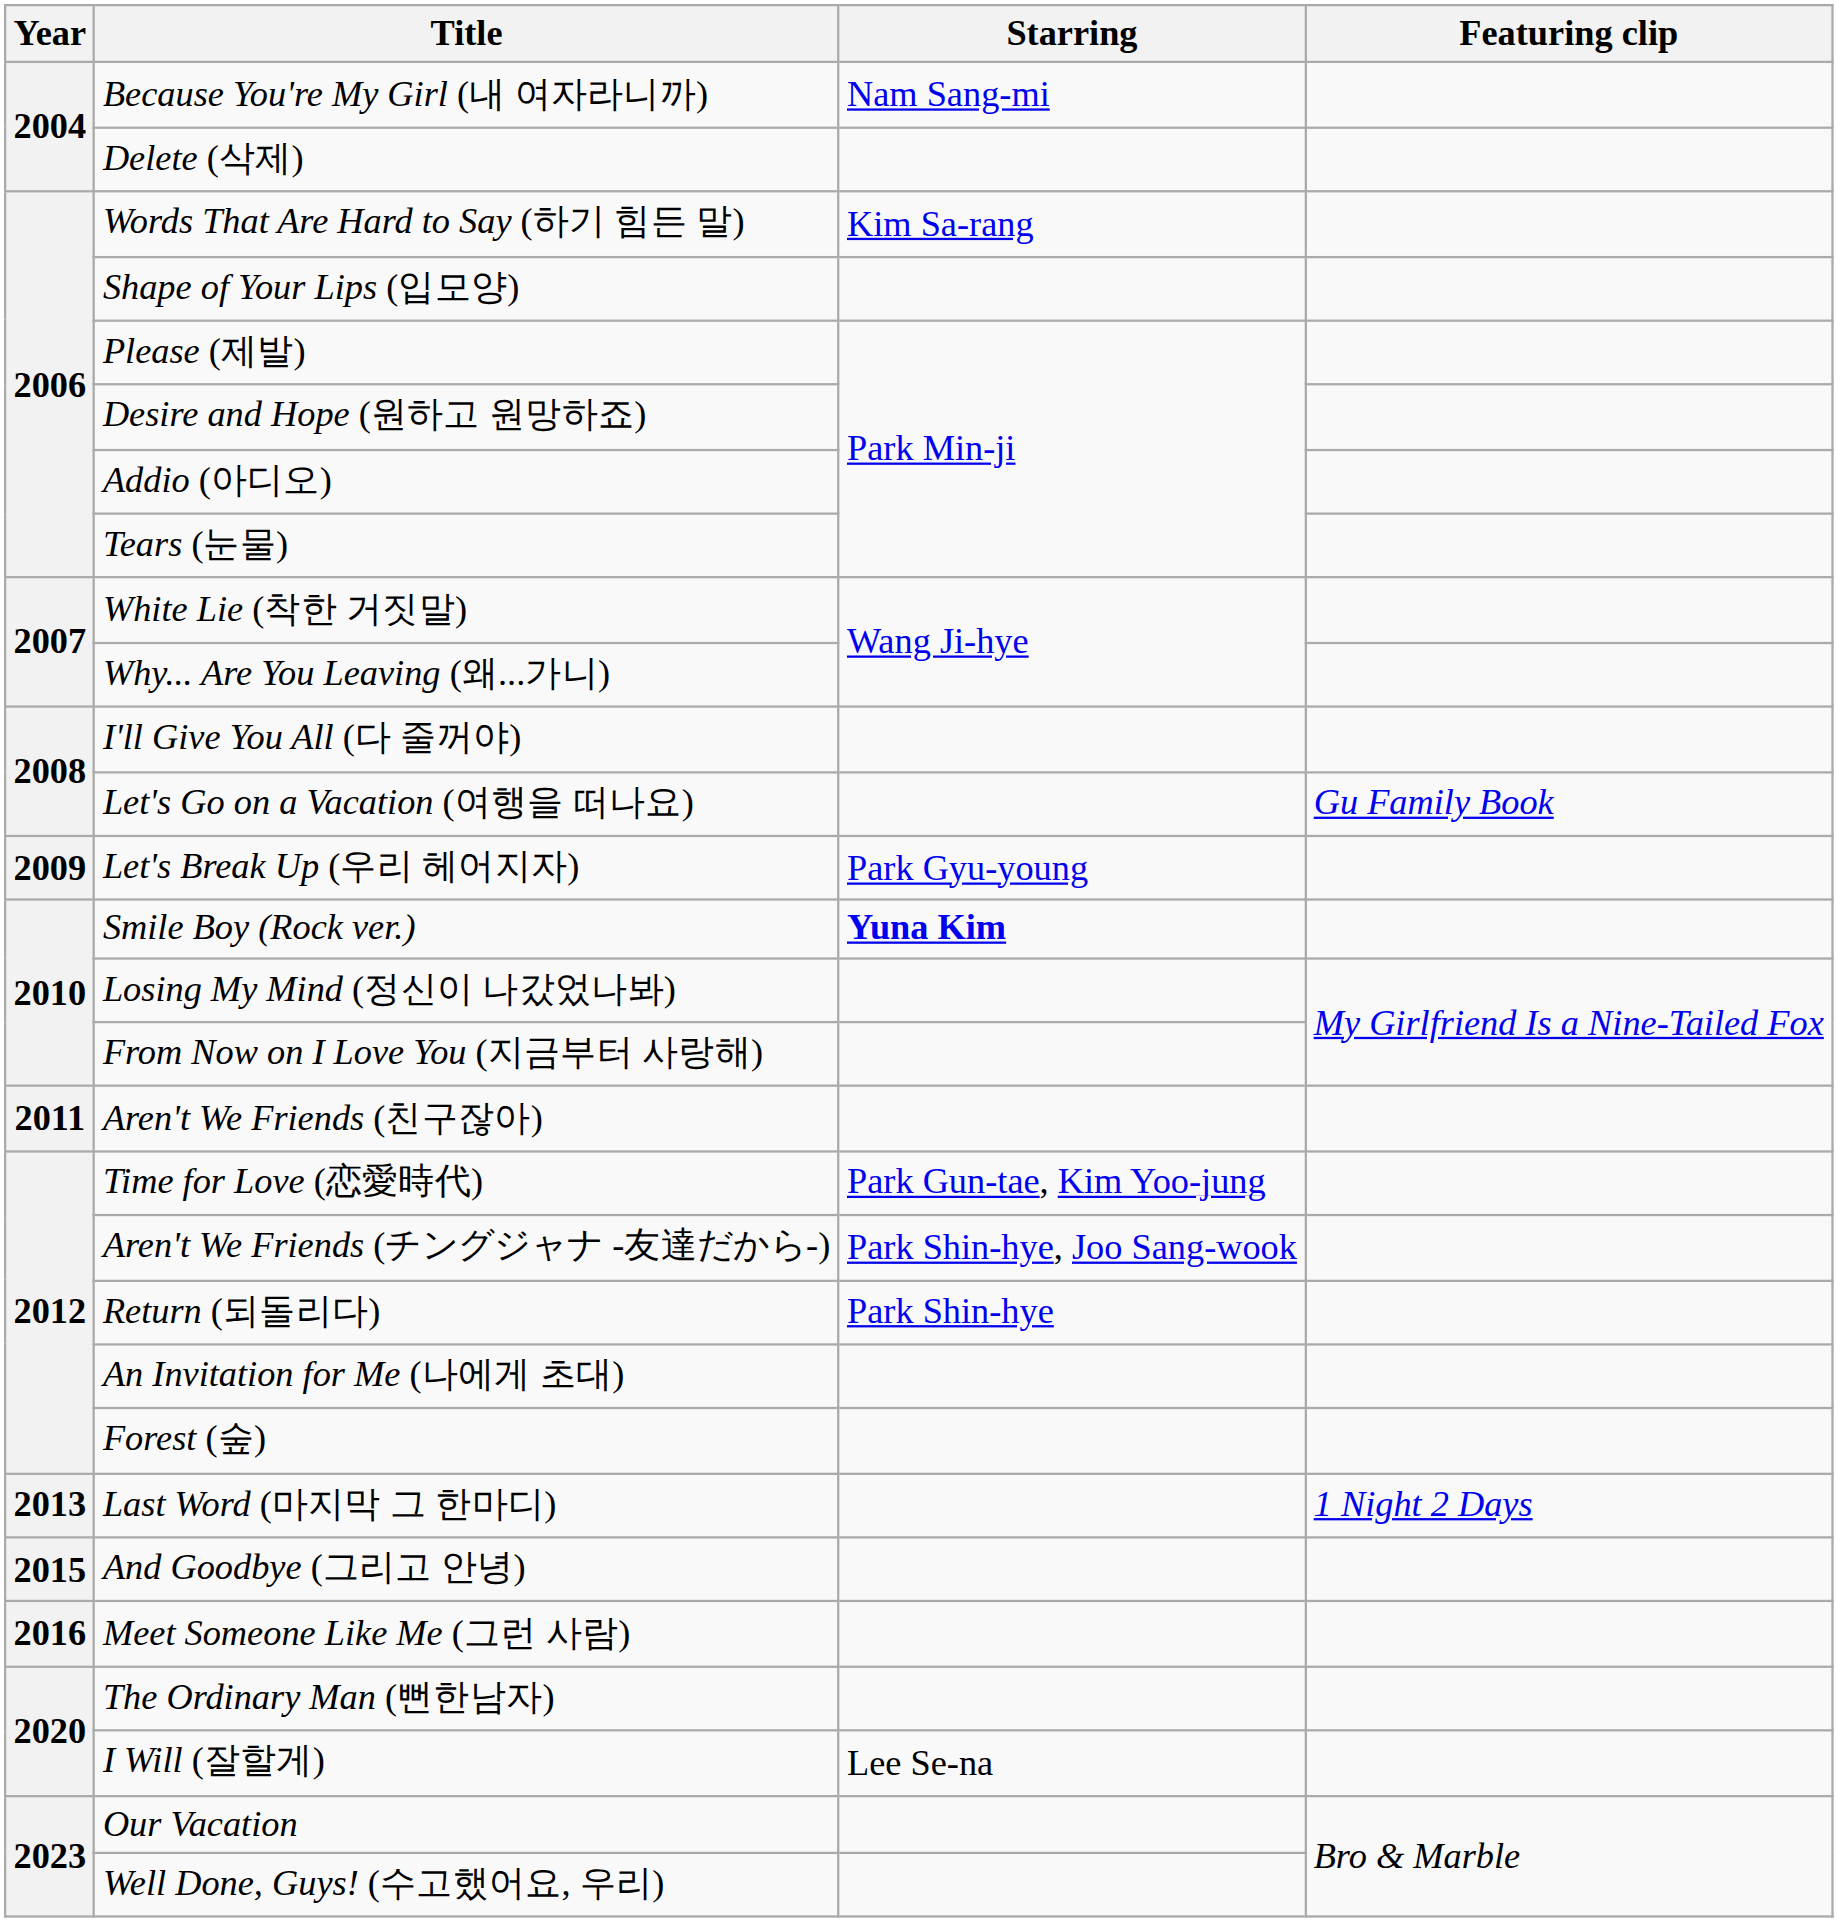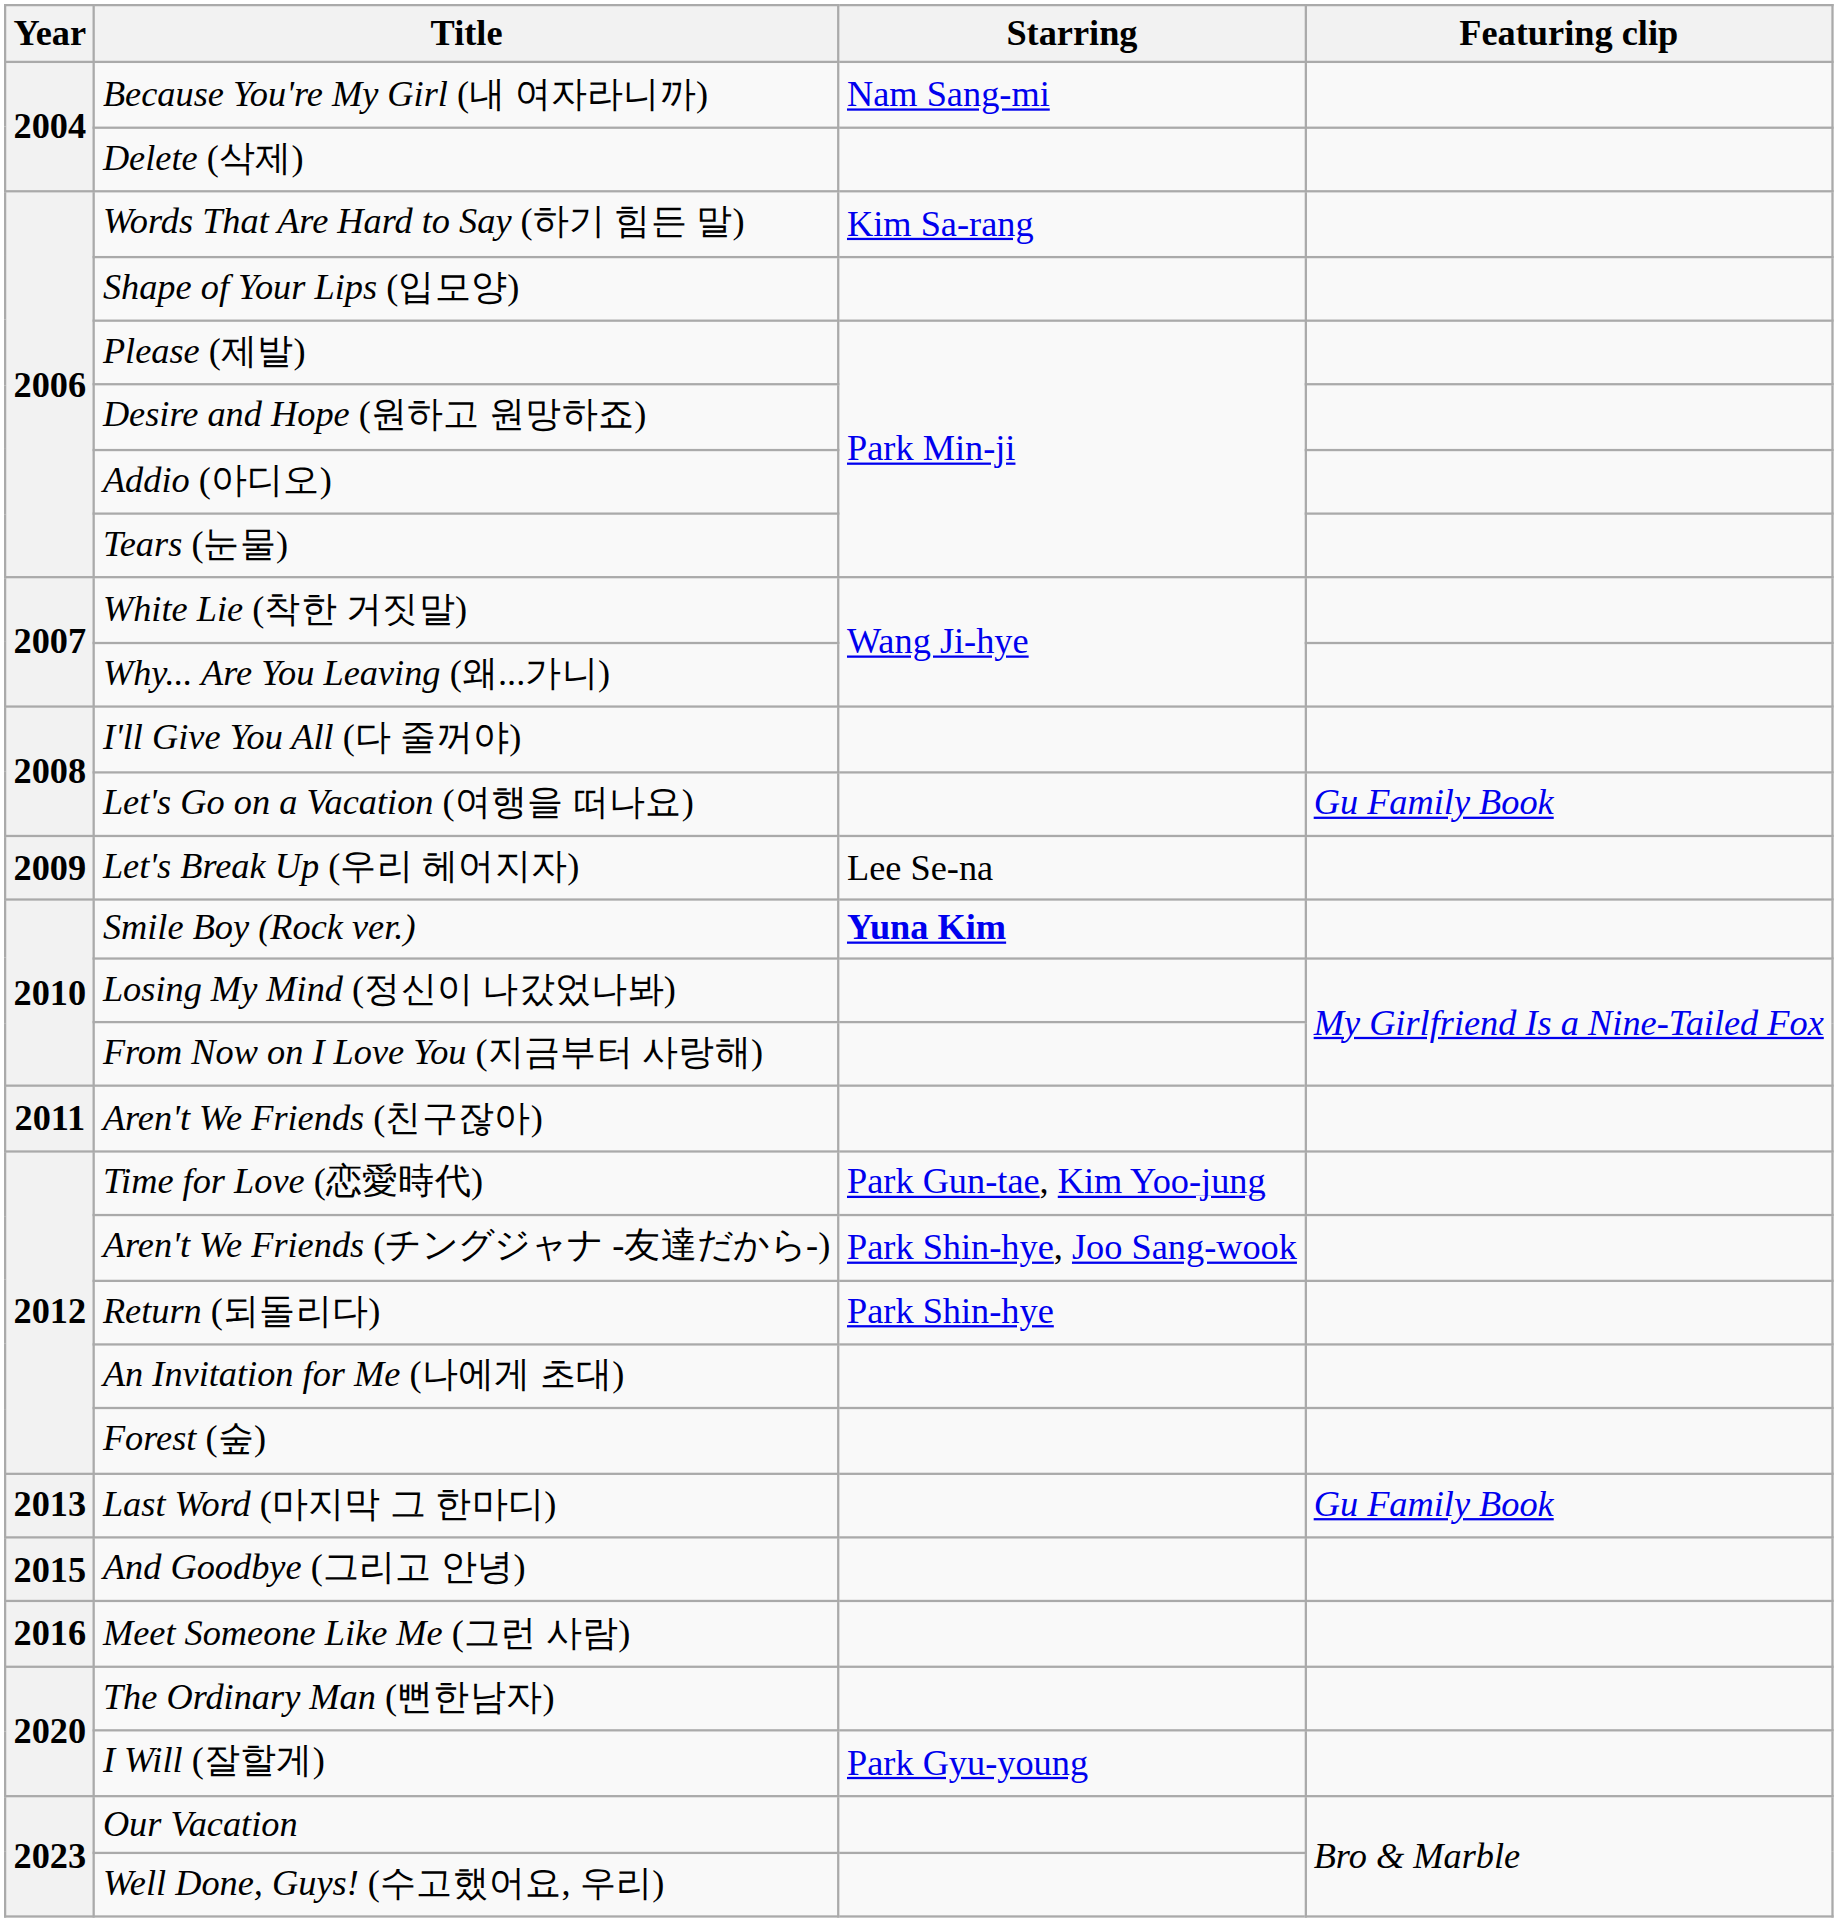(968, 867) Park Gyu-young -> (920, 867) Lee Se-na
(1423, 1504) 1 Night 2 Days -> (1434, 1504) Gu Family Book
(920, 1762) Lee Se-na -> (968, 1762) Park Gyu-young
